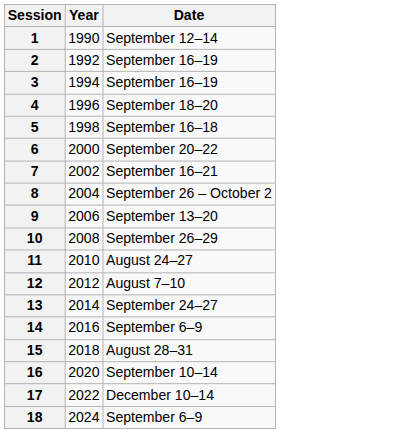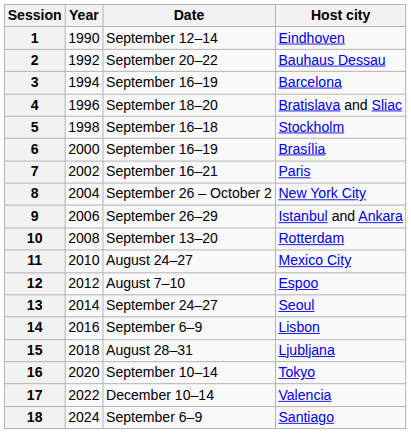+ column: (341, 15)
(162, 60) September 16–19 -> (162, 60) September 20–22
(162, 149) September 20–22 -> (162, 149) September 16–19
(162, 216) September 13–20 -> (162, 216) September 26–29
(162, 238) September 26–29 -> (162, 238) September 13–20
